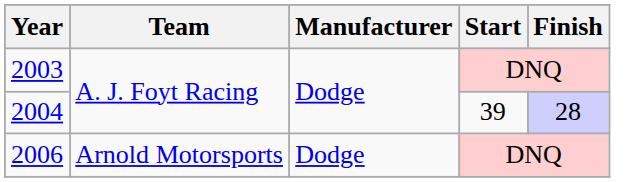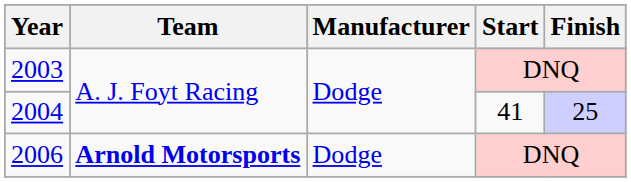(493, 112) 39 -> (510, 112) 41
(568, 112) 28 -> (585, 112) 25
(179, 155) normal -> (188, 155) bold
